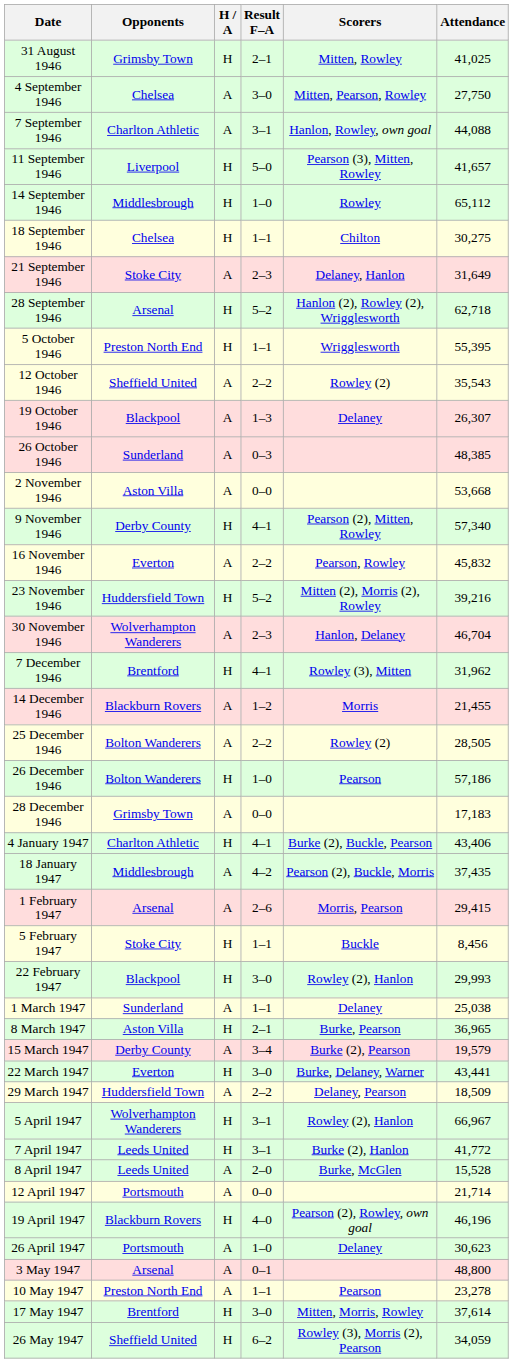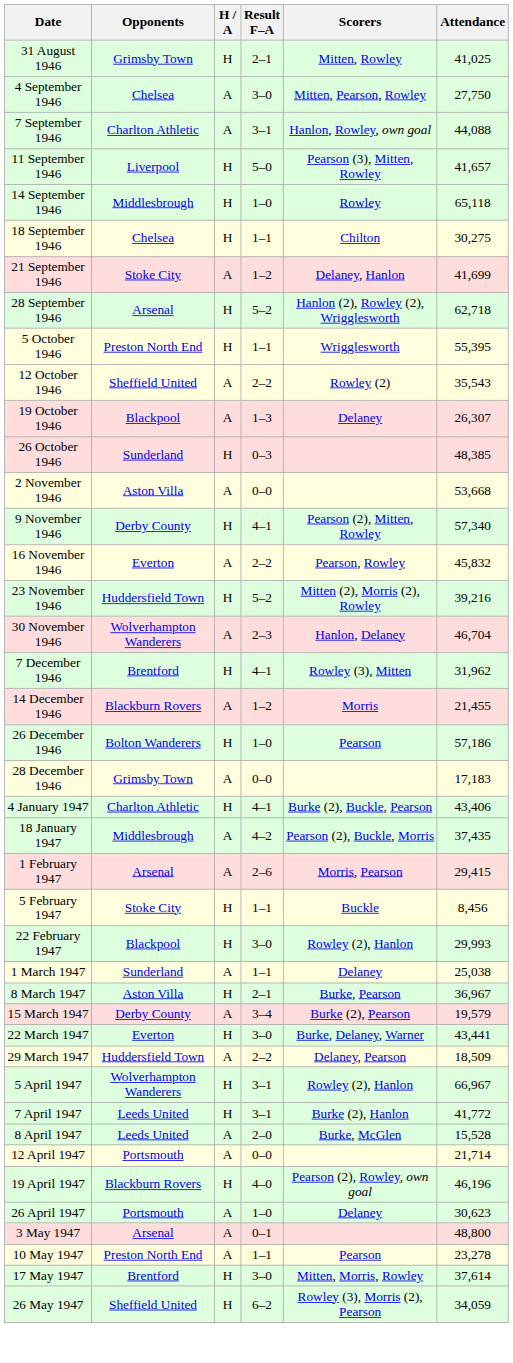(473, 202) 65,112 -> (473, 202) 65,118
(262, 274) 2–3 -> (262, 274) 1–2
(473, 274) 31,649 -> (473, 274) 41,699
(228, 454) A -> (228, 454) H
- row: (48, 742)
(473, 1029) 36,965 -> (473, 993) 36,967
